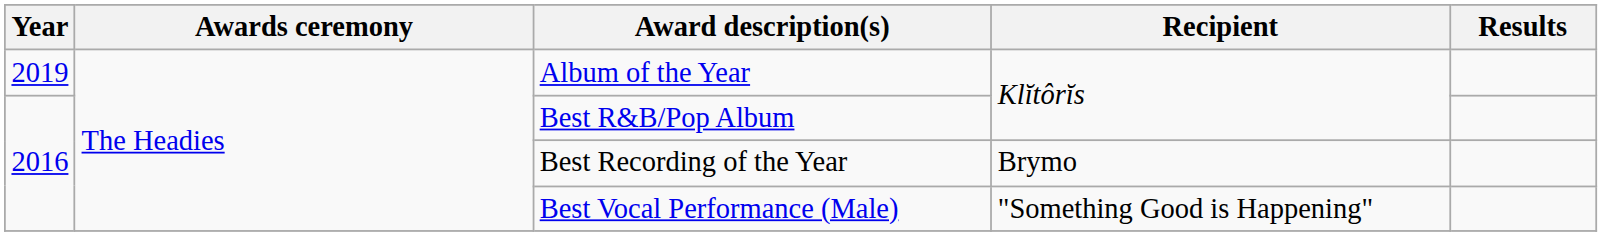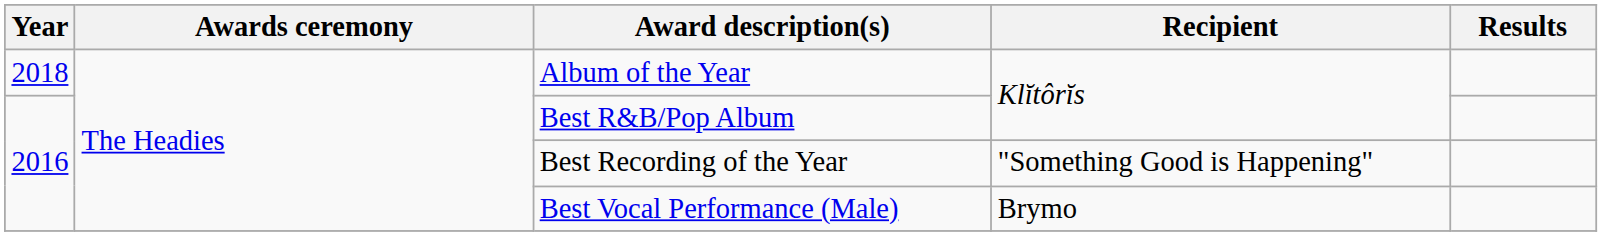(40, 72) 2019 -> (40, 72) 2018
(1037, 162) Brymo -> (1185, 162) "Something Good is Happening"
(1185, 207) "Something Good is Happening" -> (1037, 207) Brymo
